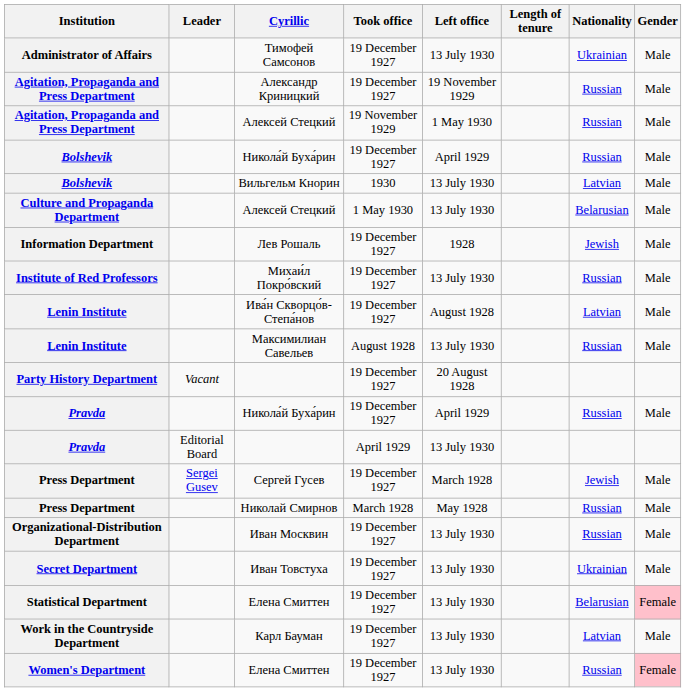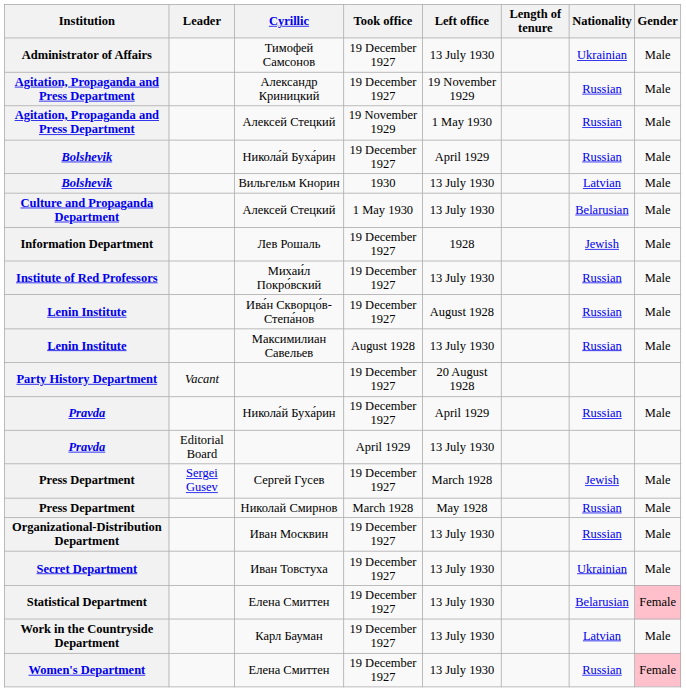(602, 311) Latvian -> (602, 311) Russian
